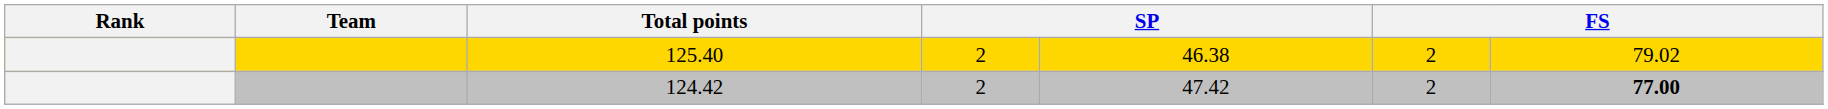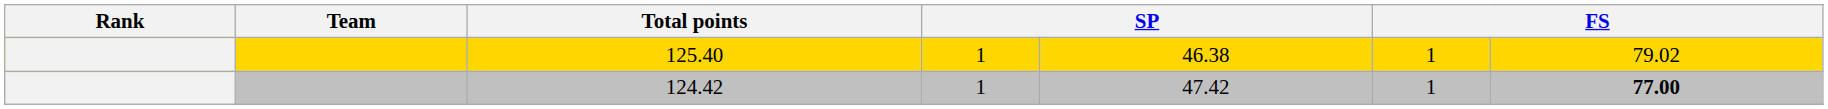(981, 54) 2 -> (981, 54) 1
(1431, 54) 2 -> (1431, 54) 1
(981, 87) 2 -> (981, 87) 1
(1431, 87) 2 -> (1431, 87) 1
